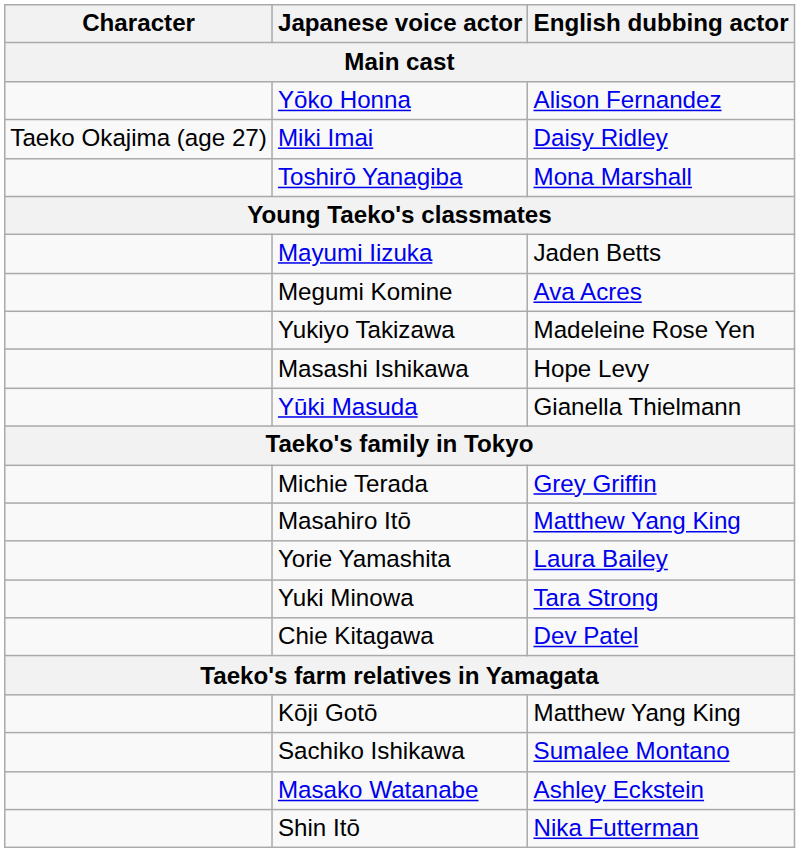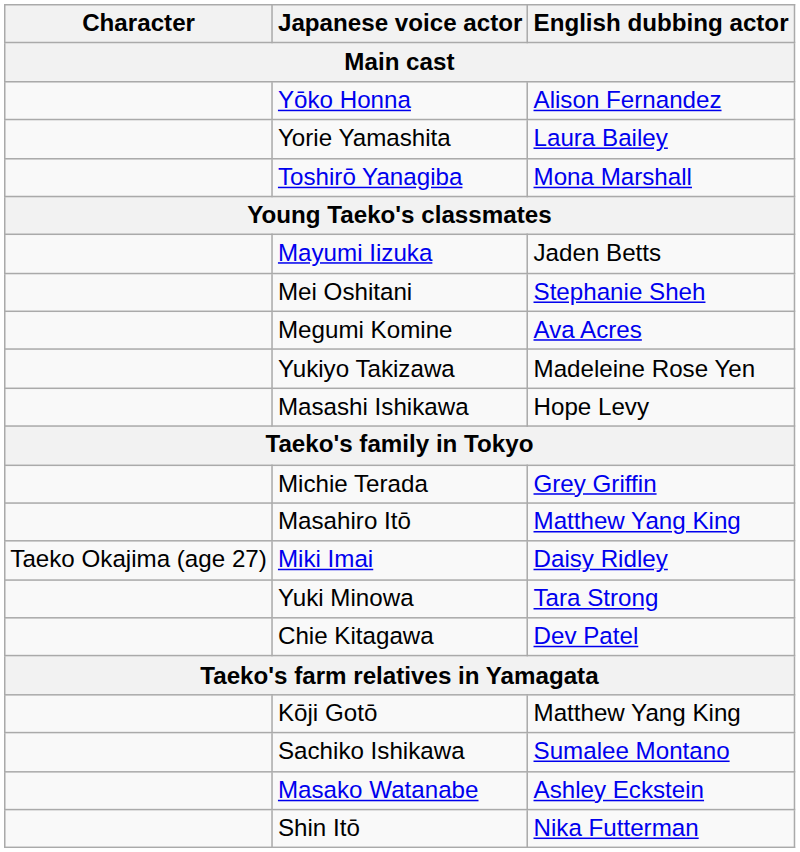rows swapped: (326, 138) <-> (364, 560)
+ row: (345, 291)
- row: (348, 406)
